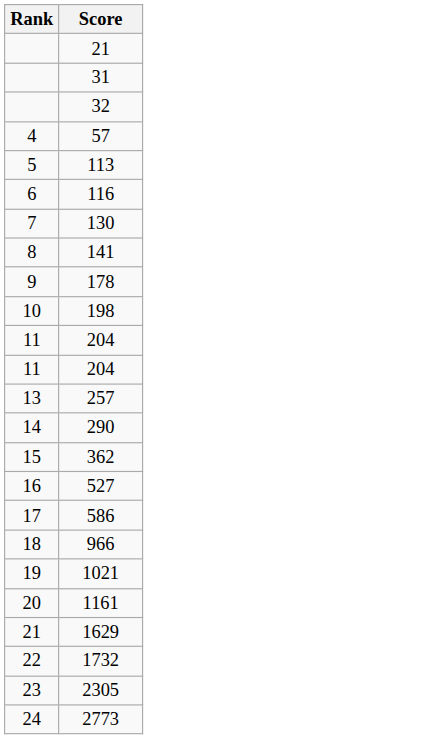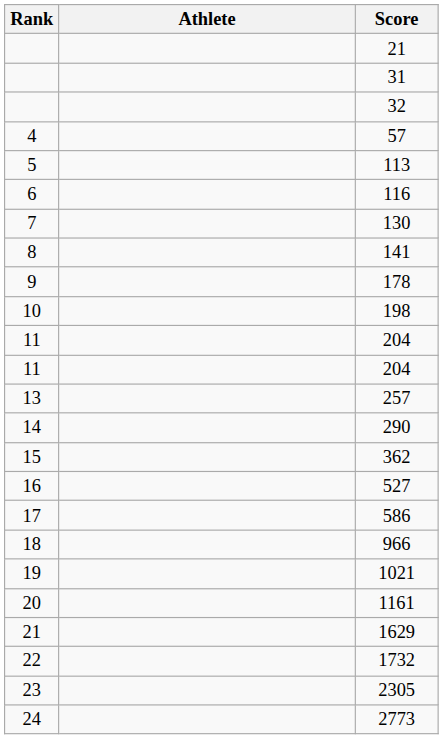+ column: (207, 19)
